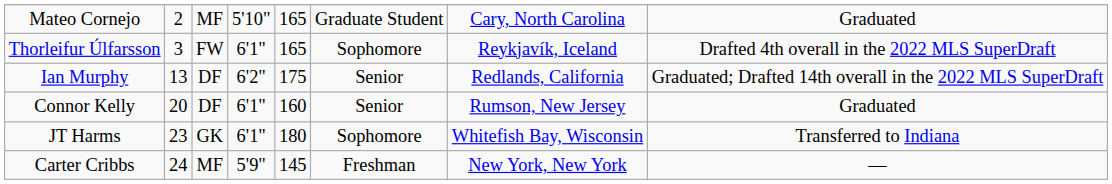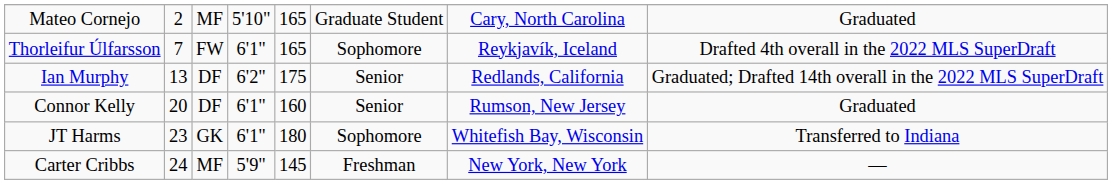(178, 48) 3 -> (178, 48) 7
